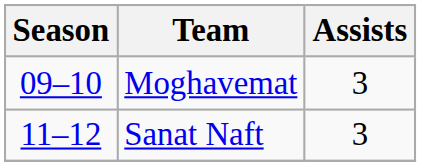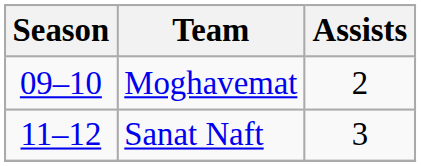(360, 82) 3 -> (360, 82) 2
